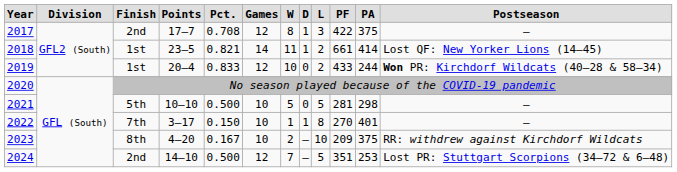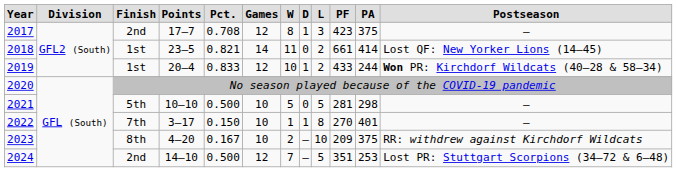(343, 31) 422 -> (343, 31) 423
(306, 49) 1 -> (306, 49) 0
(306, 67) 0 -> (306, 67) 1
